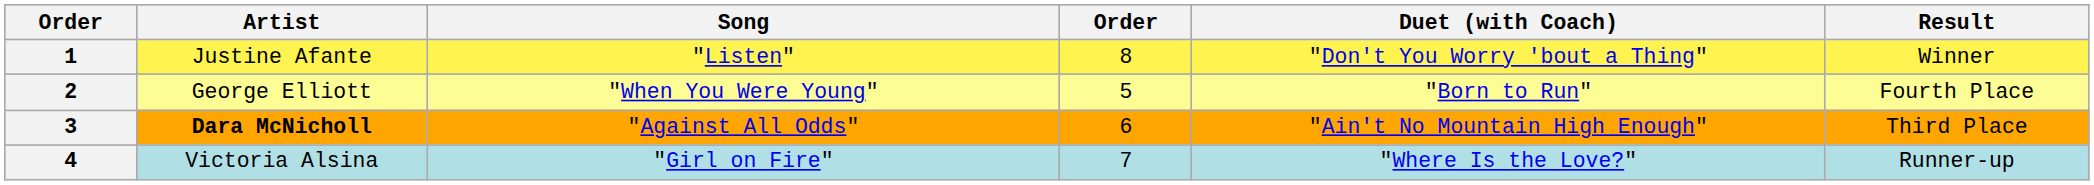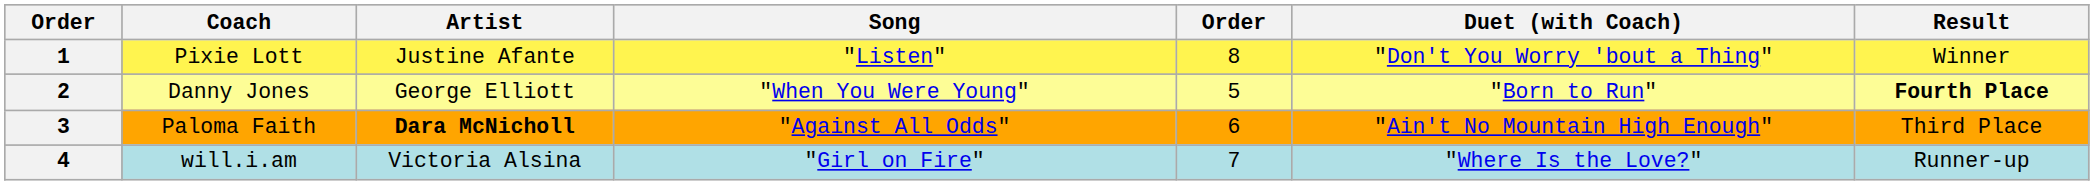+ column: (239, 22)
(1957, 92) normal -> (1972, 92) bold
